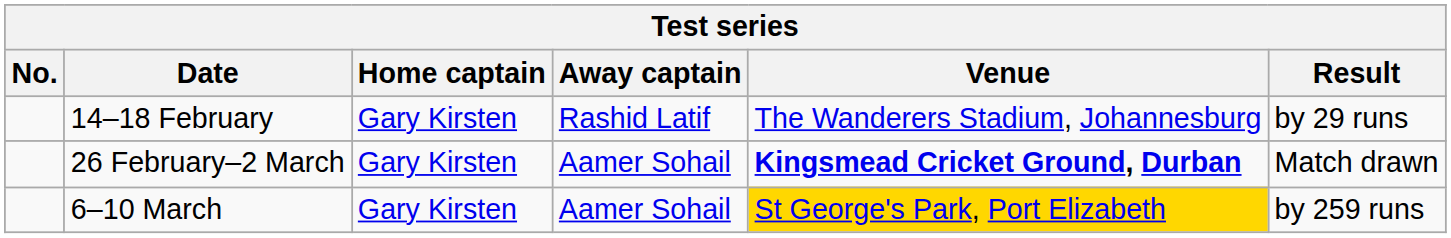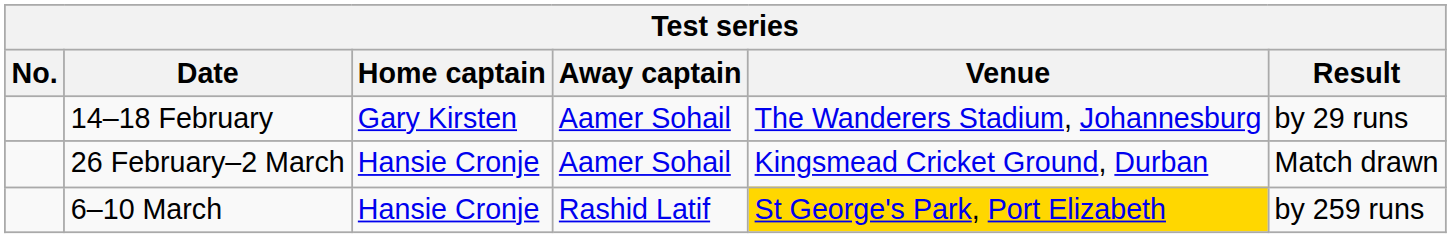(634, 118) Rashid Latif -> (645, 118) Aamer Sohail
(437, 163) Gary Kirsten -> (449, 163) Hansie Cronje
(998, 163) bold -> (981, 163) normal
(437, 208) Gary Kirsten -> (449, 208) Hansie Cronje
(645, 208) Aamer Sohail -> (634, 208) Rashid Latif
